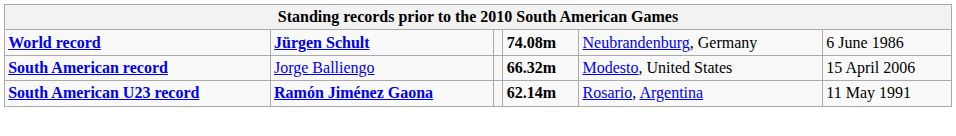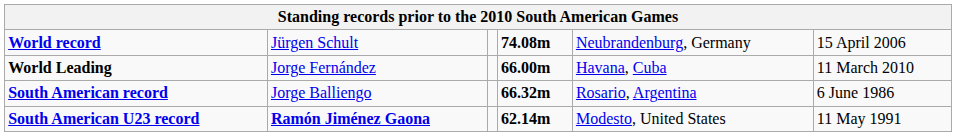(322, 42) bold -> (315, 42) normal
(865, 42) 6 June 1986 -> (861, 42) 15 April 2006
+ row: (60, 67)
(657, 67) Modesto, United States -> (636, 93) Rosario, Argentina
(871, 67) 15 April 2006 -> (856, 93) 6 June 1986
(643, 93) Rosario, Argentina -> (651, 118) Modesto, United States
